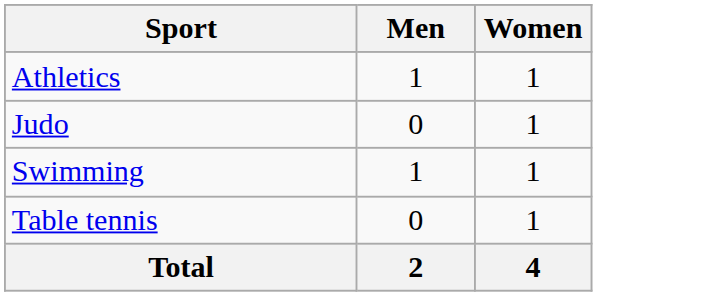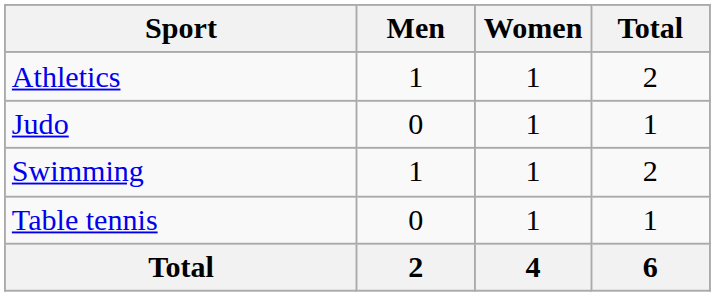+ column: (650, 28)
